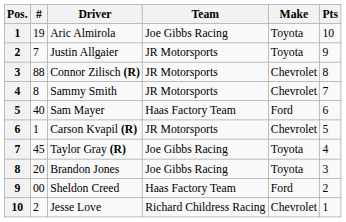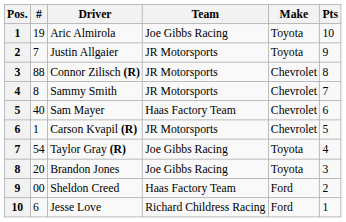(282, 110) Ford -> (294, 110) Chevrolet
(39, 149) 45 -> (39, 149) 54
(36, 207) 2 -> (36, 207) 6
(294, 207) Chevrolet -> (282, 207) Ford
